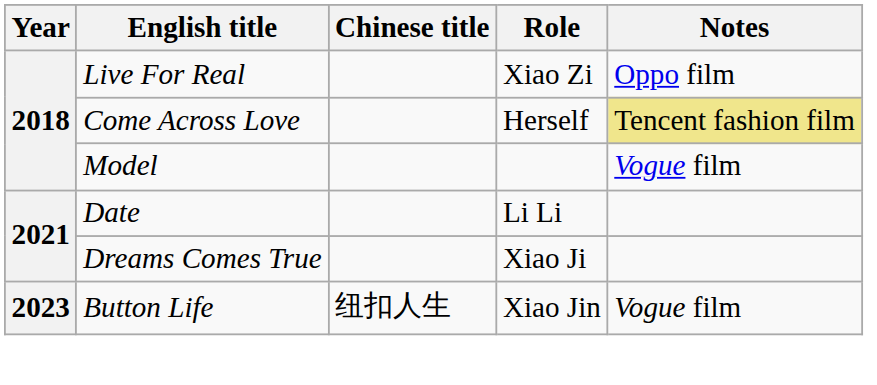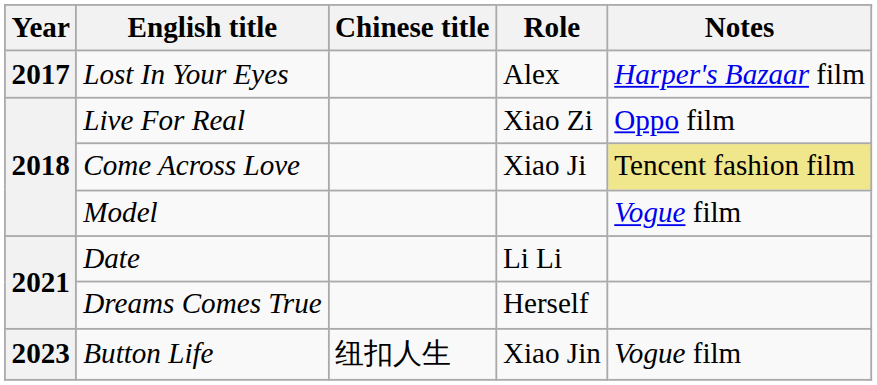+ row: (186, 73)
(546, 119) Herself -> (545, 166) Xiao Ji
(545, 258) Xiao Ji -> (546, 304) Herself
